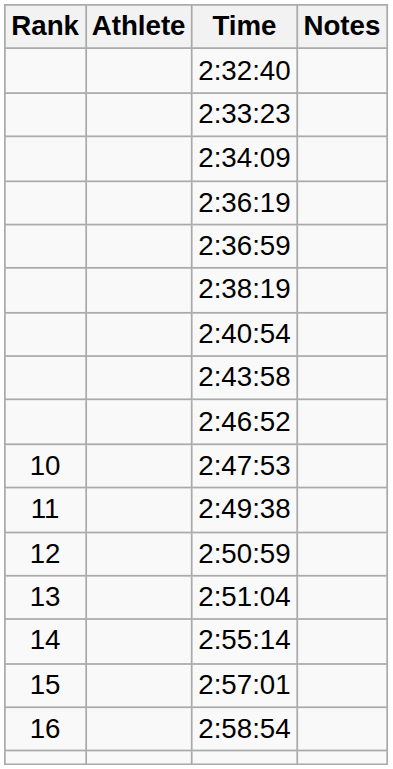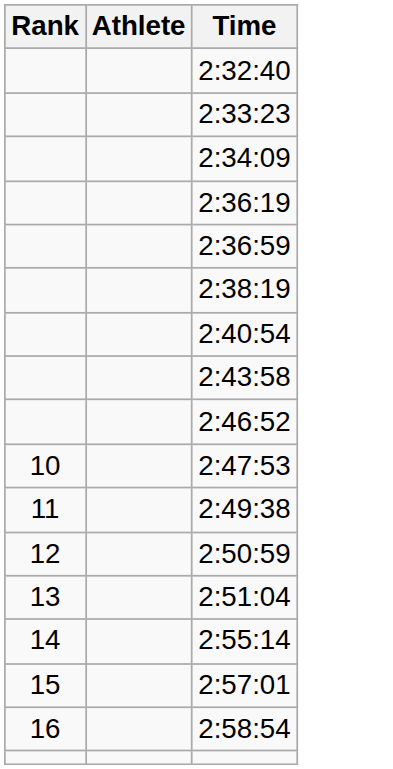- column: (342, 26)
